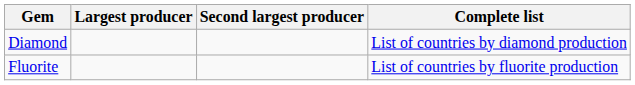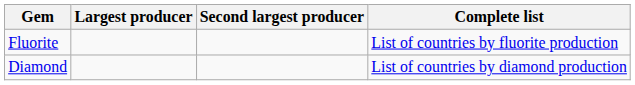rows swapped: (33, 67) <-> (38, 42)
